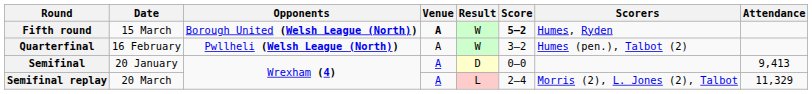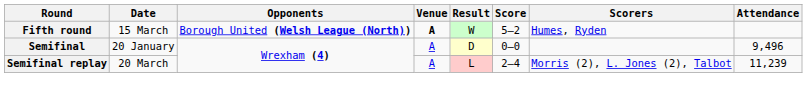(517, 30) bold -> (511, 30) normal
- row: (57, 47)
(774, 64) 9,413 -> (768, 47) 9,496
(774, 81) 11,329 -> (768, 64) 11,239
